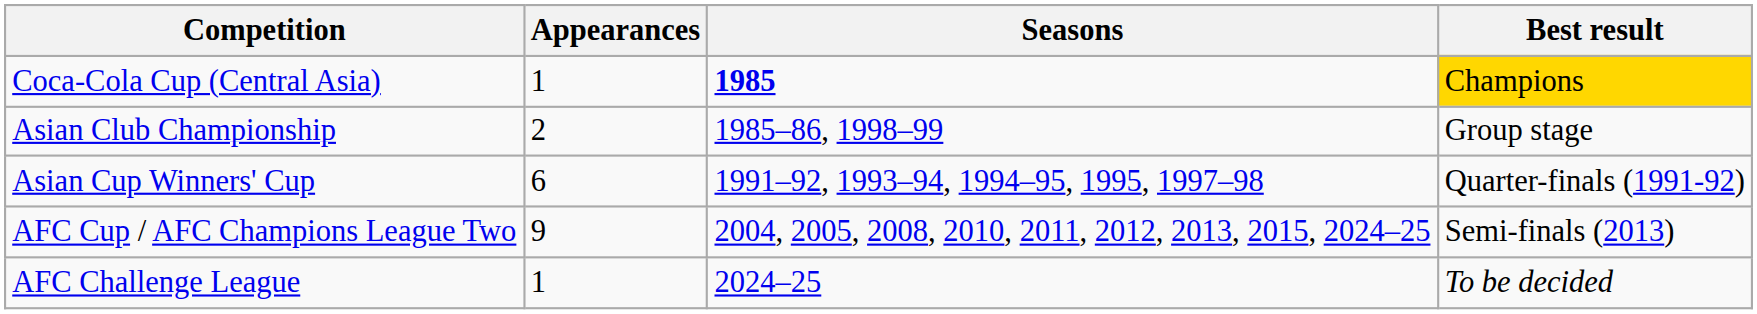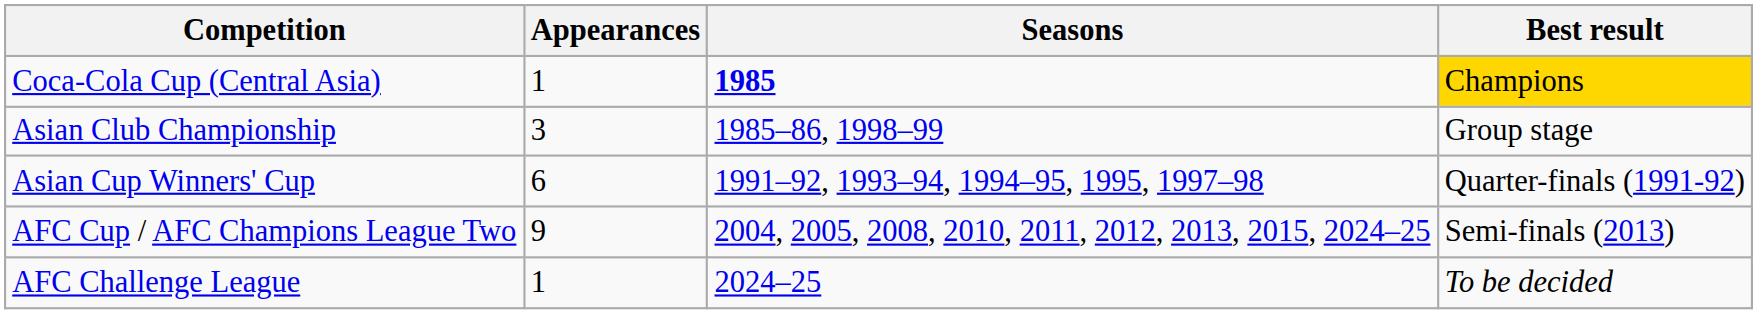(538, 130) 2 -> (538, 130) 3
